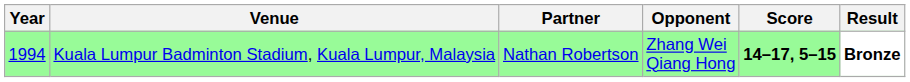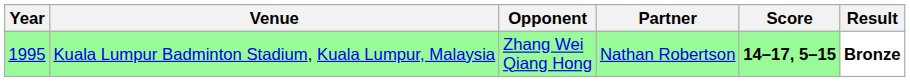columns swapped: (571, 18) <-> (691, 18)
(27, 54) 1994 -> (27, 54) 1995
